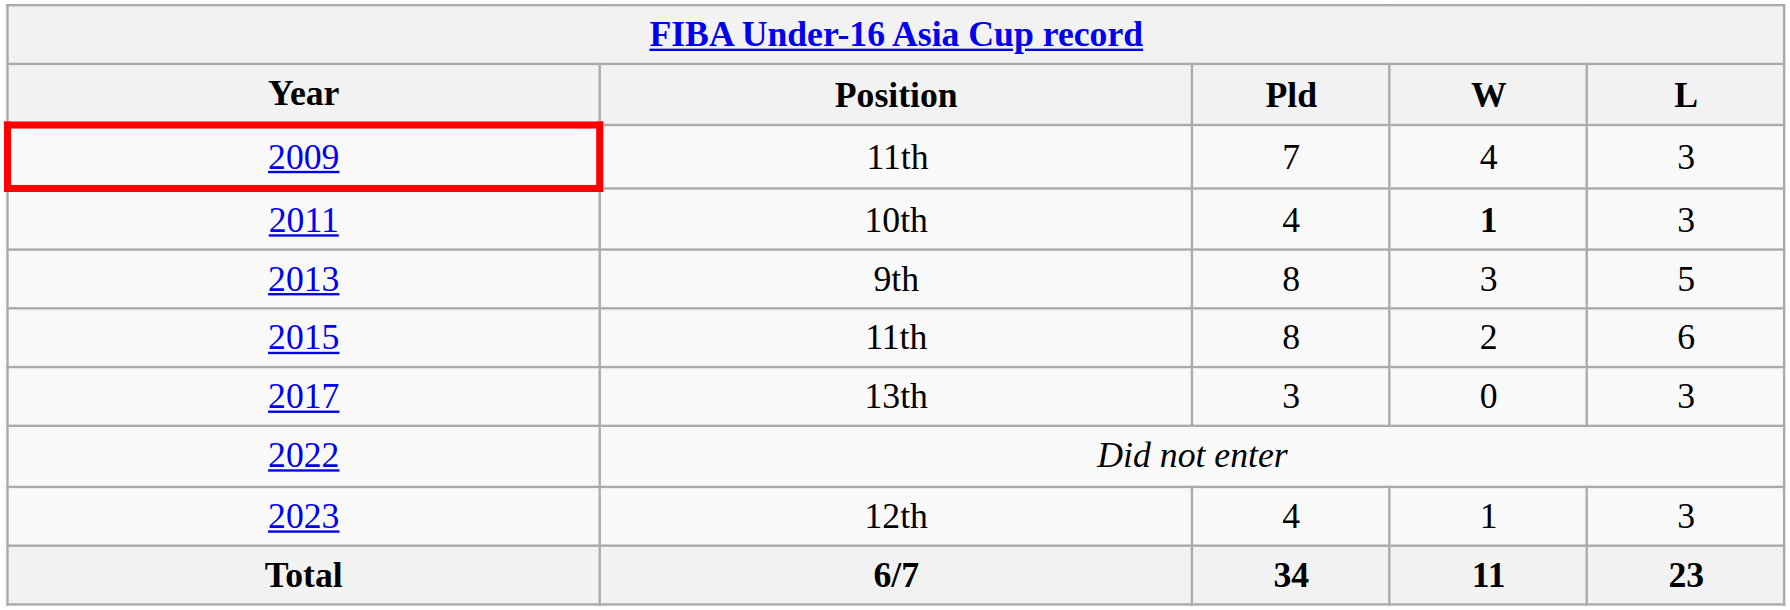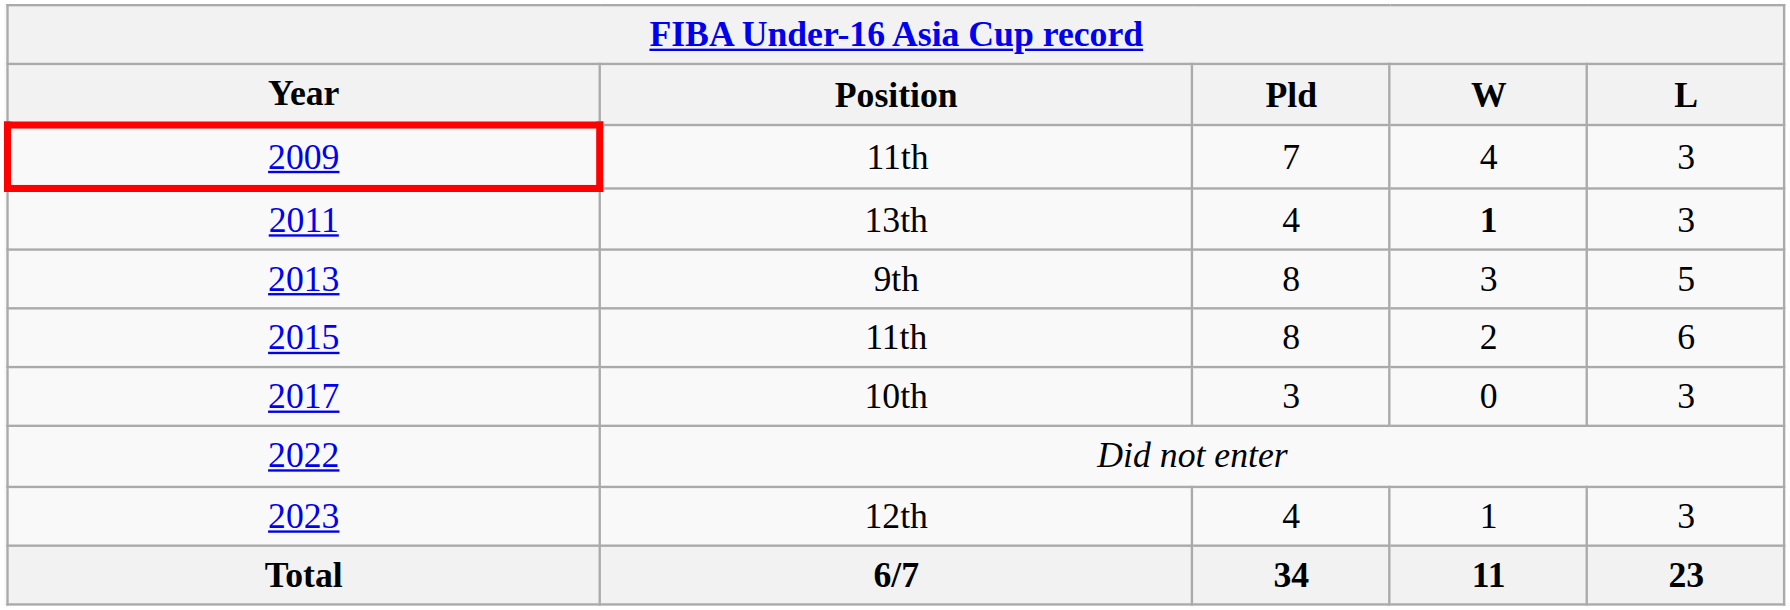(896, 219) 10th -> (896, 219) 13th
(896, 396) 13th -> (896, 396) 10th
